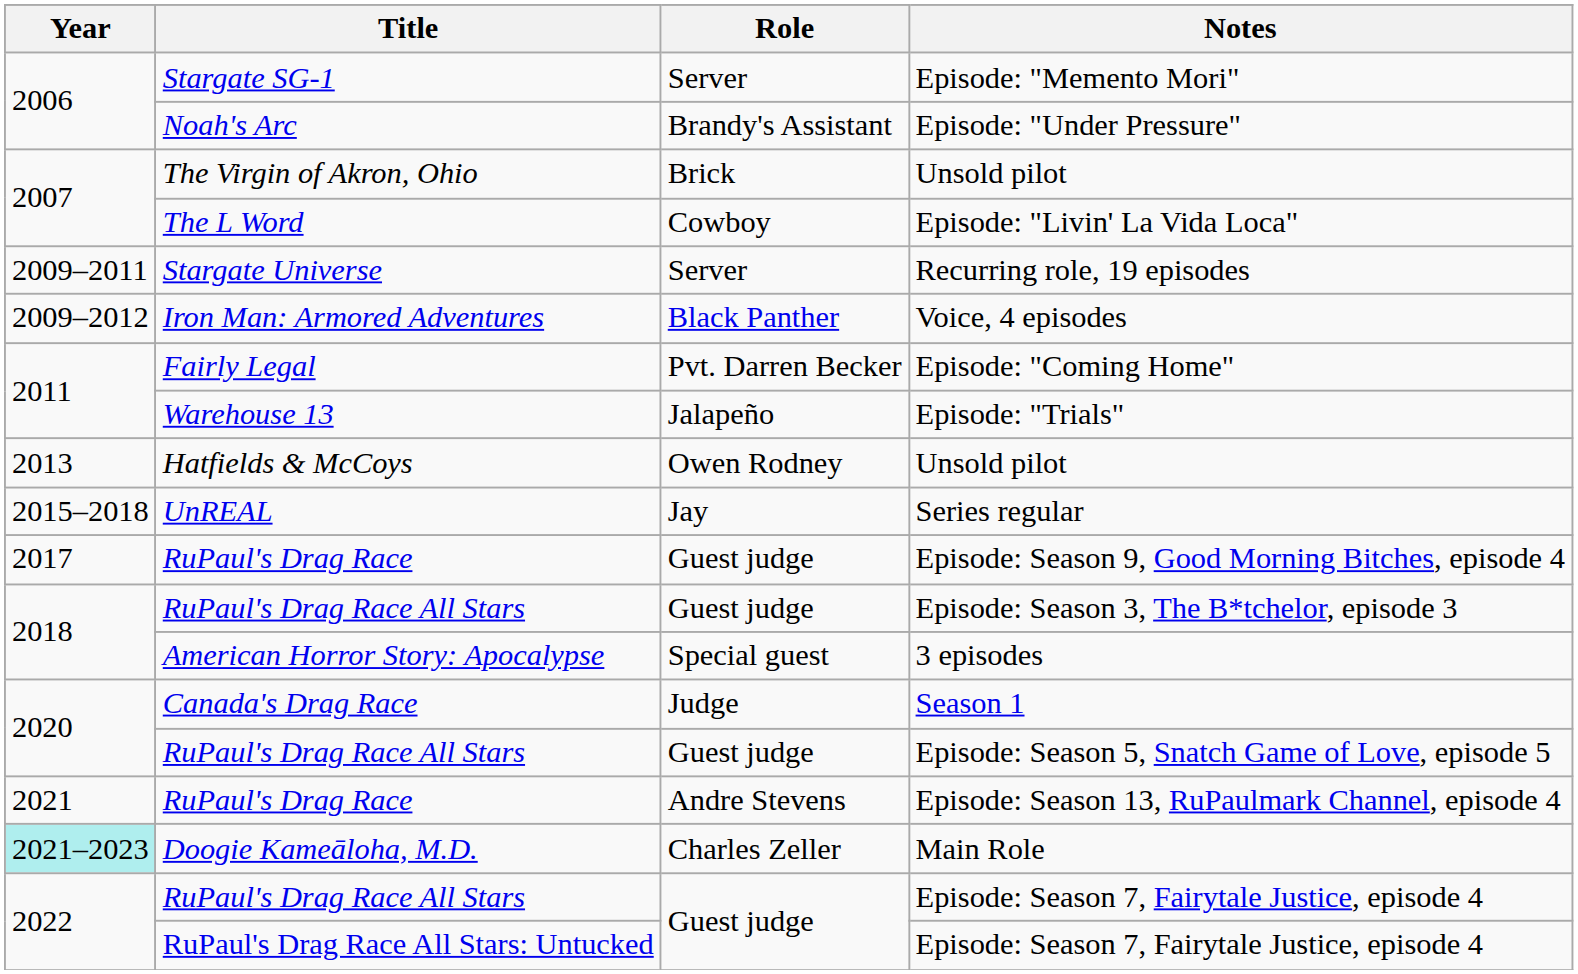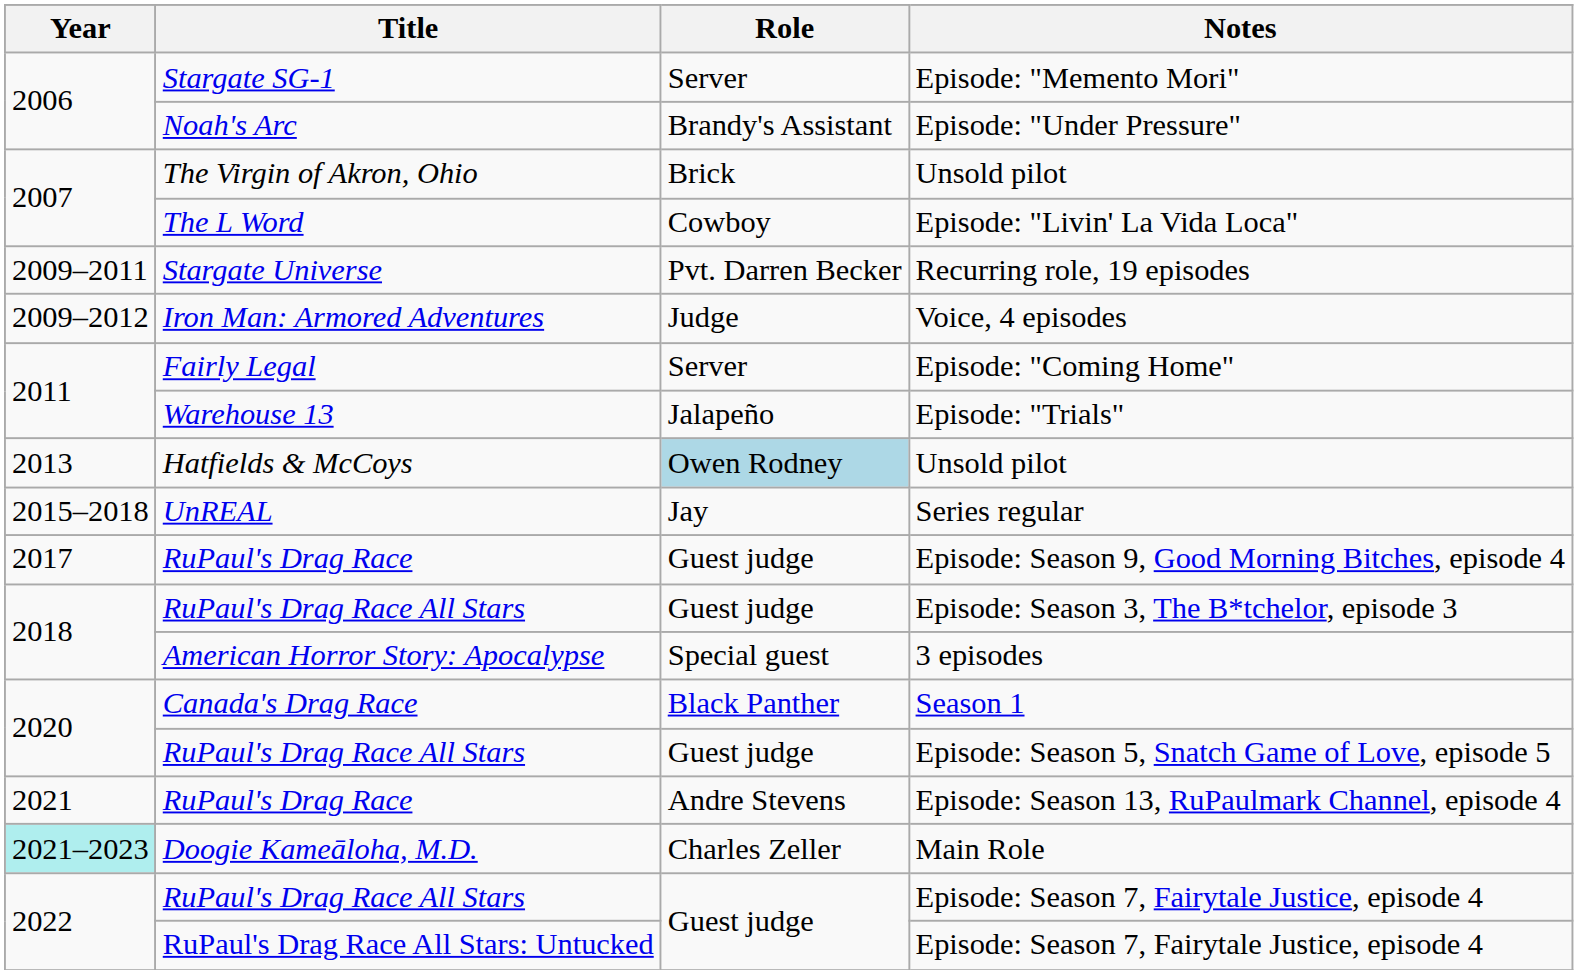(707, 269) Server -> (785, 269) Pvt. Darren Becker
(753, 317) Black Panther -> (703, 317) Judge
(785, 366) Pvt. Darren Becker -> (707, 366) Server
(755, 462) no background -> (755, 462) lightblue background
(703, 703) Judge -> (753, 703) Black Panther
